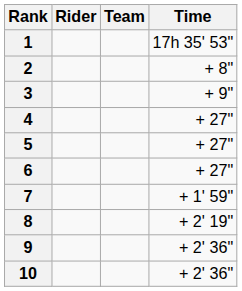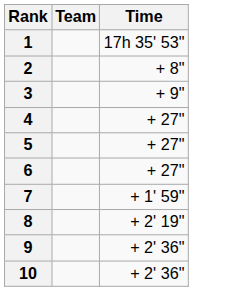- column: (76, 17)
